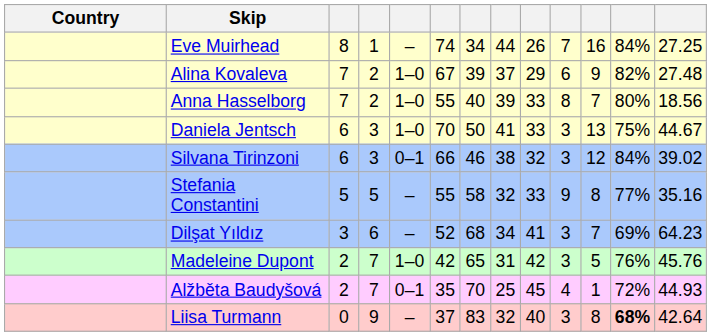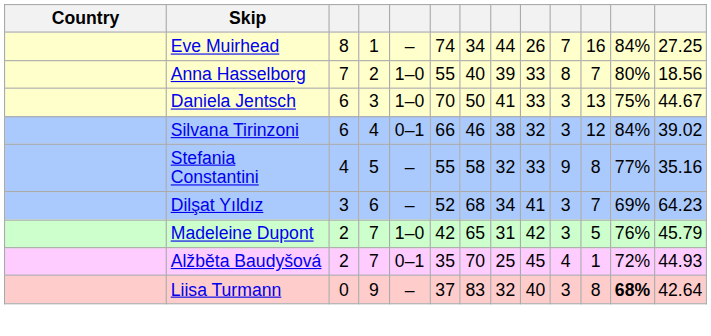- row: (229, 74)
(374, 158) 3 -> (374, 130) 4
(344, 195) 5 -> (344, 167) 4
(680, 261) 45.76 -> (680, 233) 45.79
